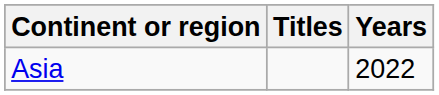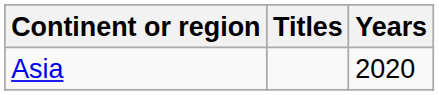(385, 69) 2022 -> (385, 69) 2020
